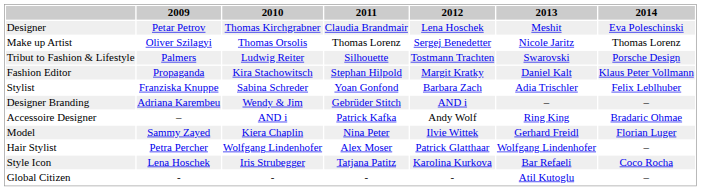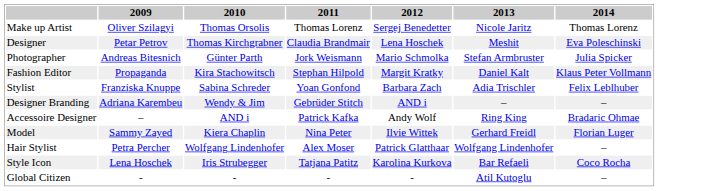rows swapped: (26, 27) <-> (39, 42)
- row: (71, 57)
+ row: (36, 57)
